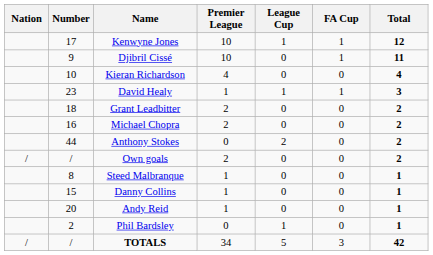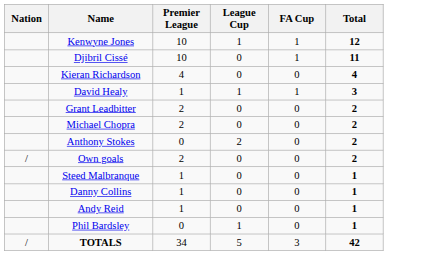- column: (71, 18)
